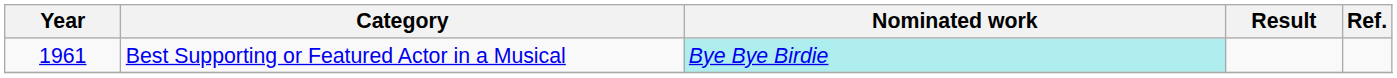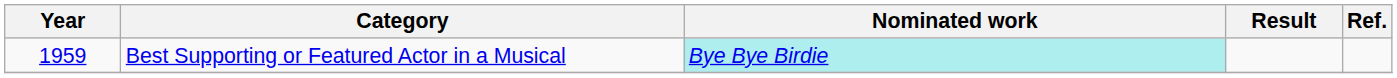(63, 55) 1961 -> (63, 55) 1959
